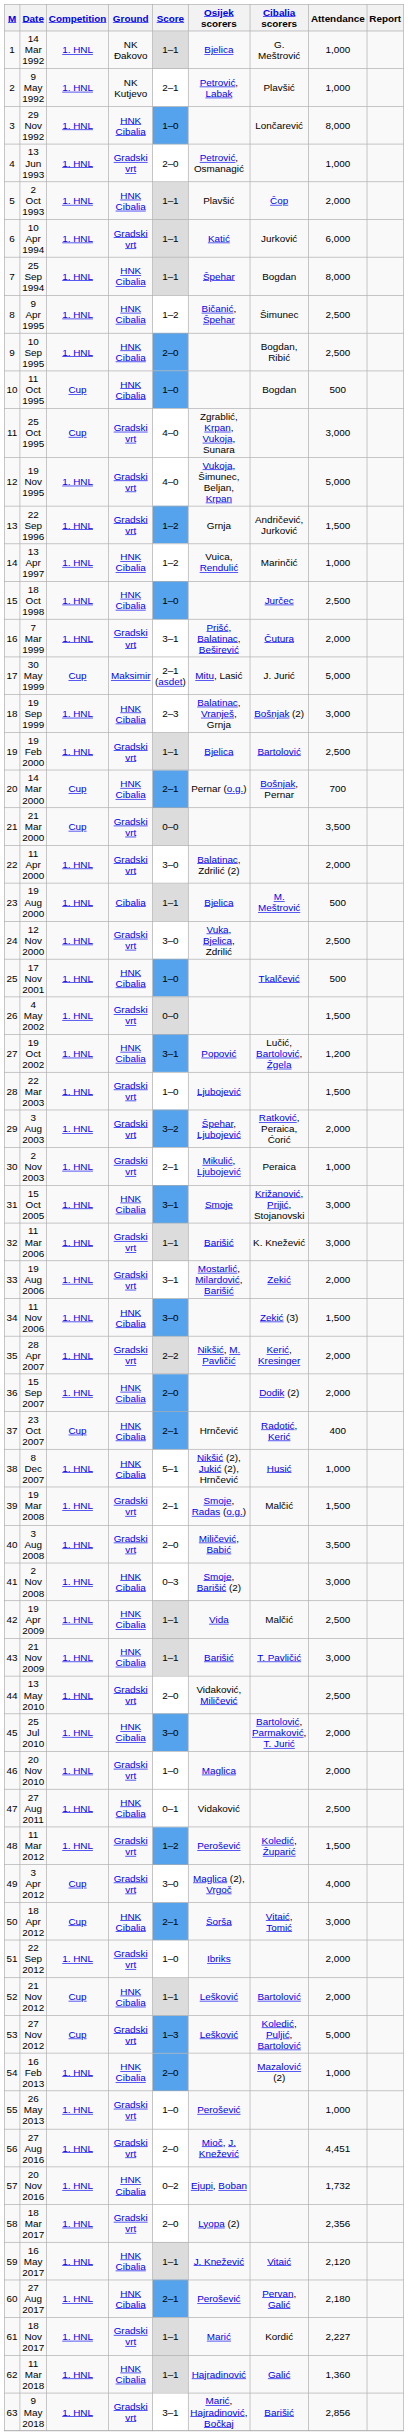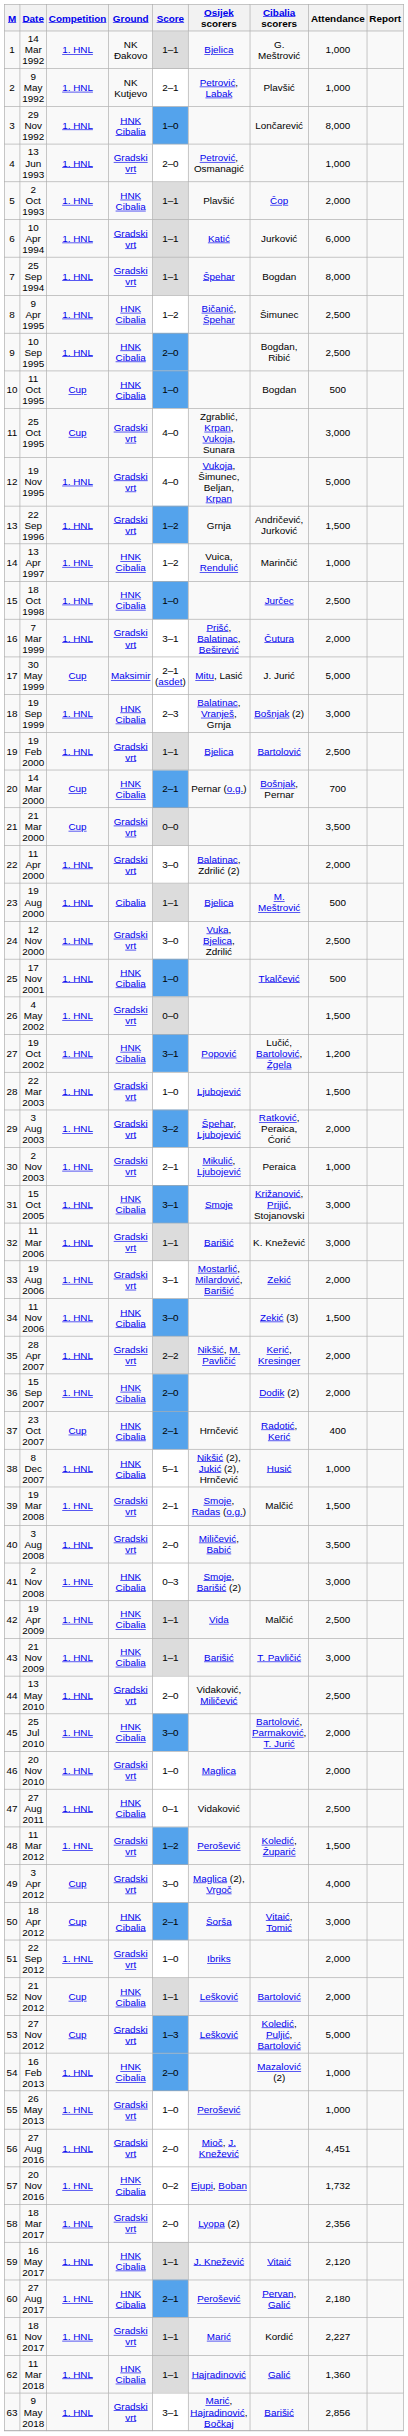(131, 277) HNK Cibalia -> (131, 277) Gradski vrt
